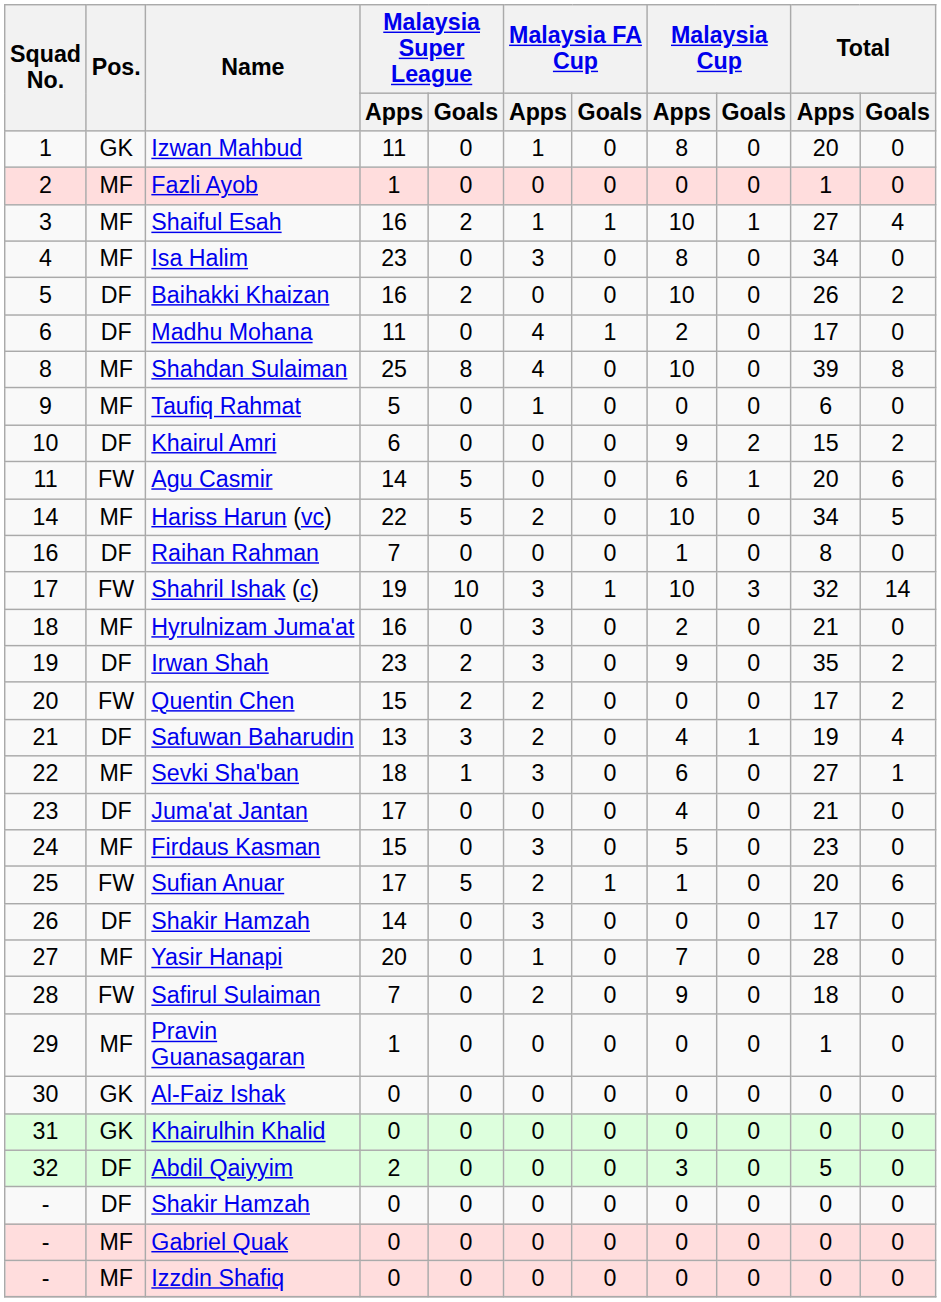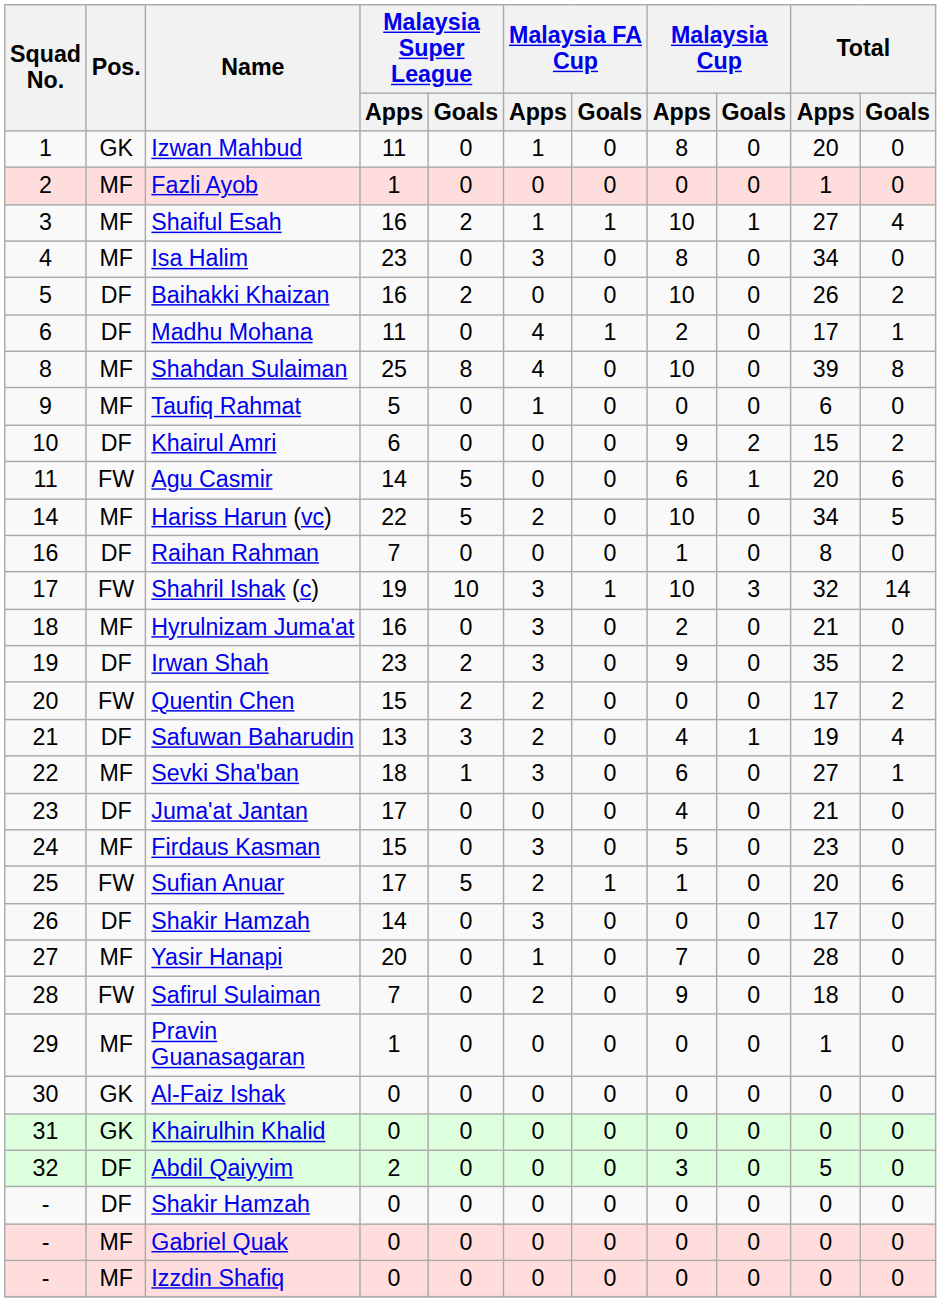(898, 332) 0 -> (898, 332) 1
